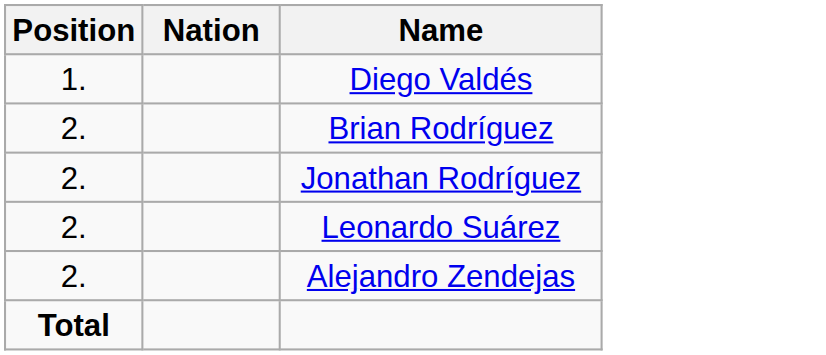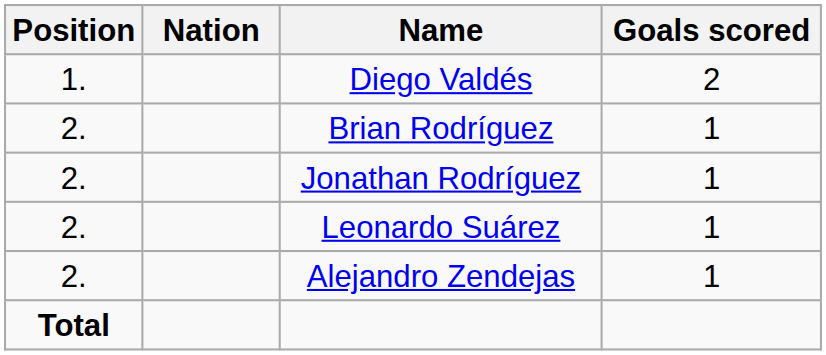+ column: (712, 30)
